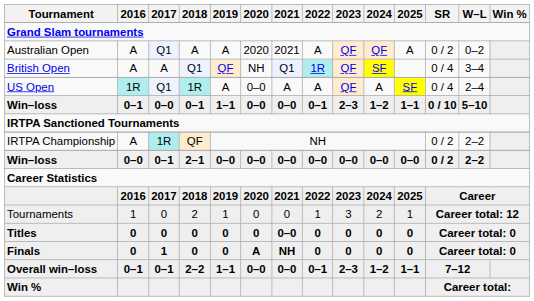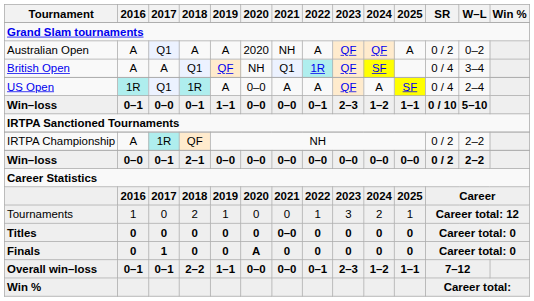(287, 50) 2021 -> (287, 50) NH
(287, 251) NH -> (287, 251) 0
